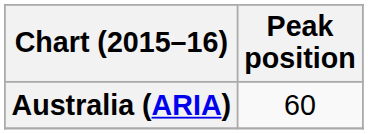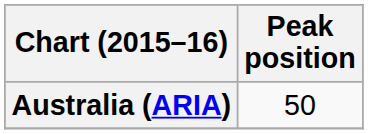(300, 104) 60 -> (300, 104) 50
